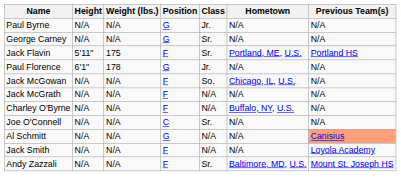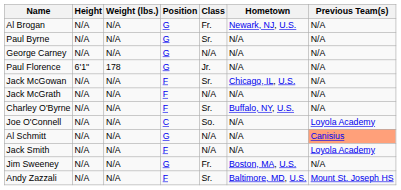+ row: (26, 26)
(206, 26) Jr. -> (207, 39) Sr.
(207, 39) Sr. -> (209, 53) N/A
- row: (28, 53)
(208, 81) So. -> (207, 81) Sr.
(209, 109) N/A -> (207, 109) Sr.
(207, 123) Sr. -> (208, 123) So.
(318, 123) N/A -> (343, 123) Loyola Academy
+ row: (32, 164)
